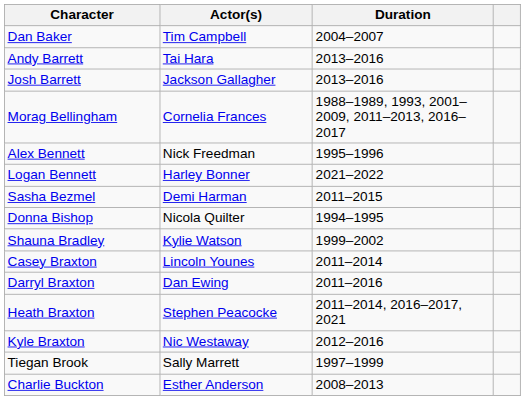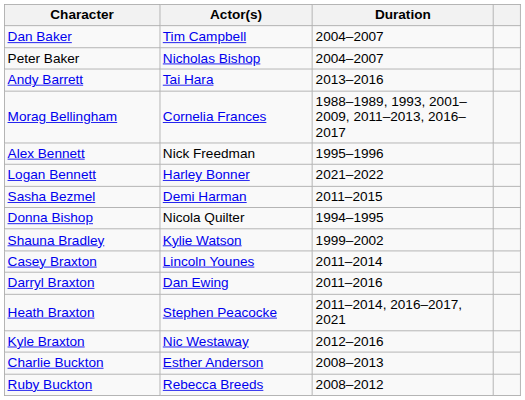+ row: (43, 58)
- row: (44, 79)
- row: (48, 363)
+ row: (50, 384)
